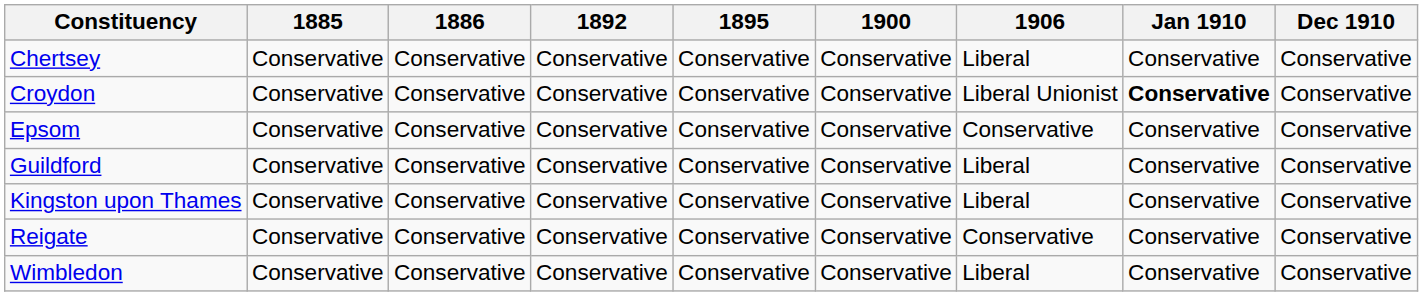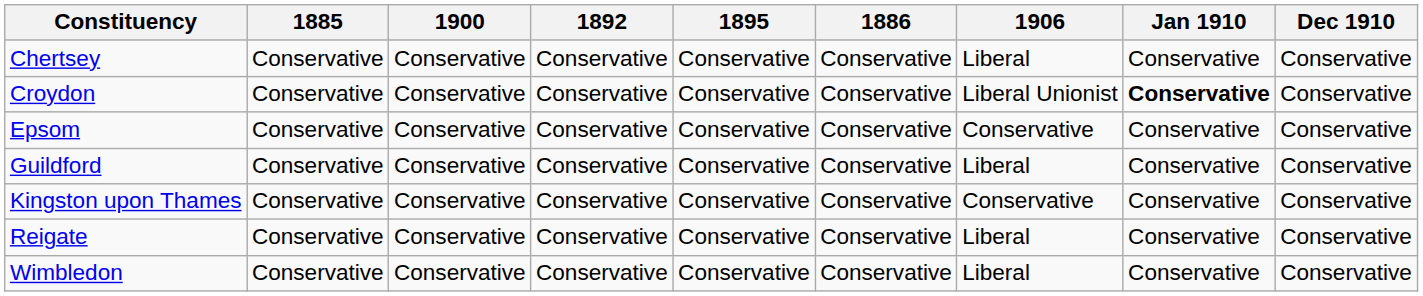columns swapped: (460, 22) <-> (886, 22)
(996, 201) Liberal -> (1028, 201) Conservative
(1028, 237) Conservative -> (996, 237) Liberal
